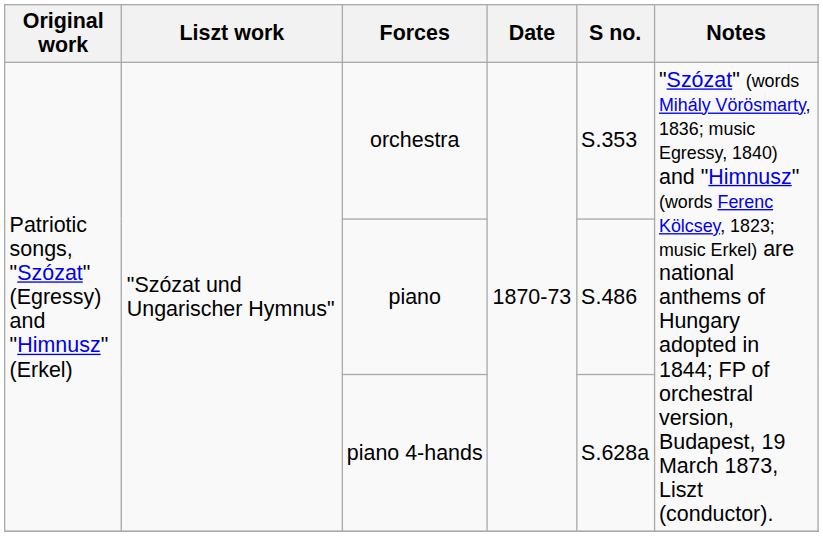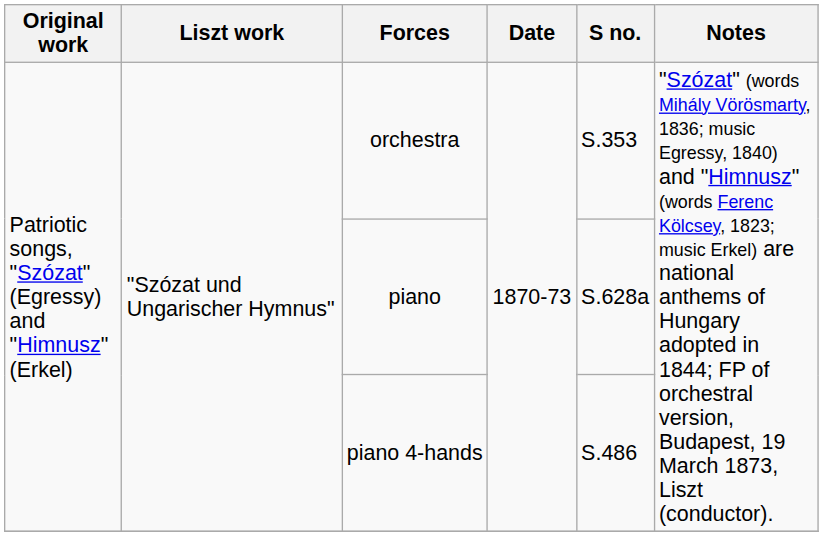(609, 296) S.486 -> (615, 296) S.628a
(615, 452) S.628a -> (609, 452) S.486
